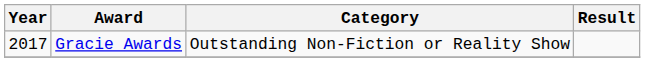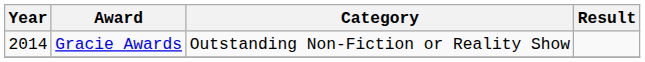(28, 44) 2017 -> (28, 44) 2014
